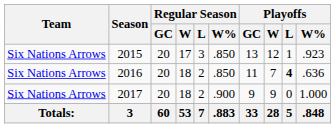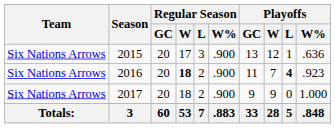(224, 53) .850 -> (224, 53) .900
(313, 53) .923 -> (313, 53) .636
(185, 73) normal -> (185, 73) bold
(224, 73) .850 -> (224, 73) .900
(313, 73) .636 -> (313, 73) .923
